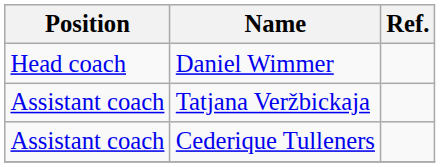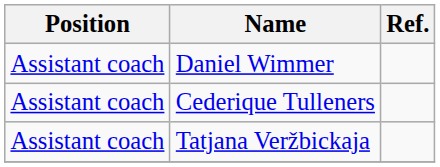(68, 63) Head coach -> (87, 63) Assistant coach
rows swapped: (275, 141) <-> (273, 102)
